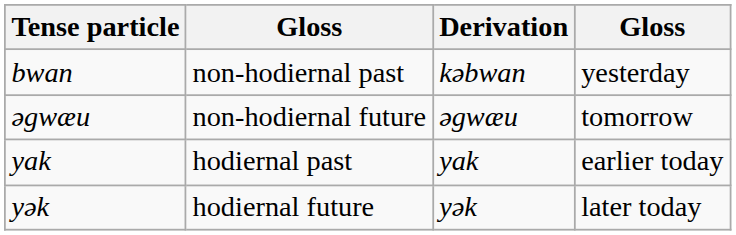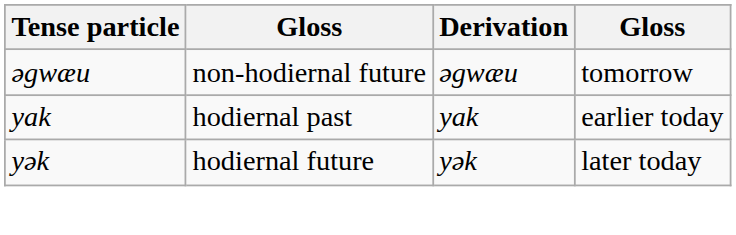- row: (42, 71)
